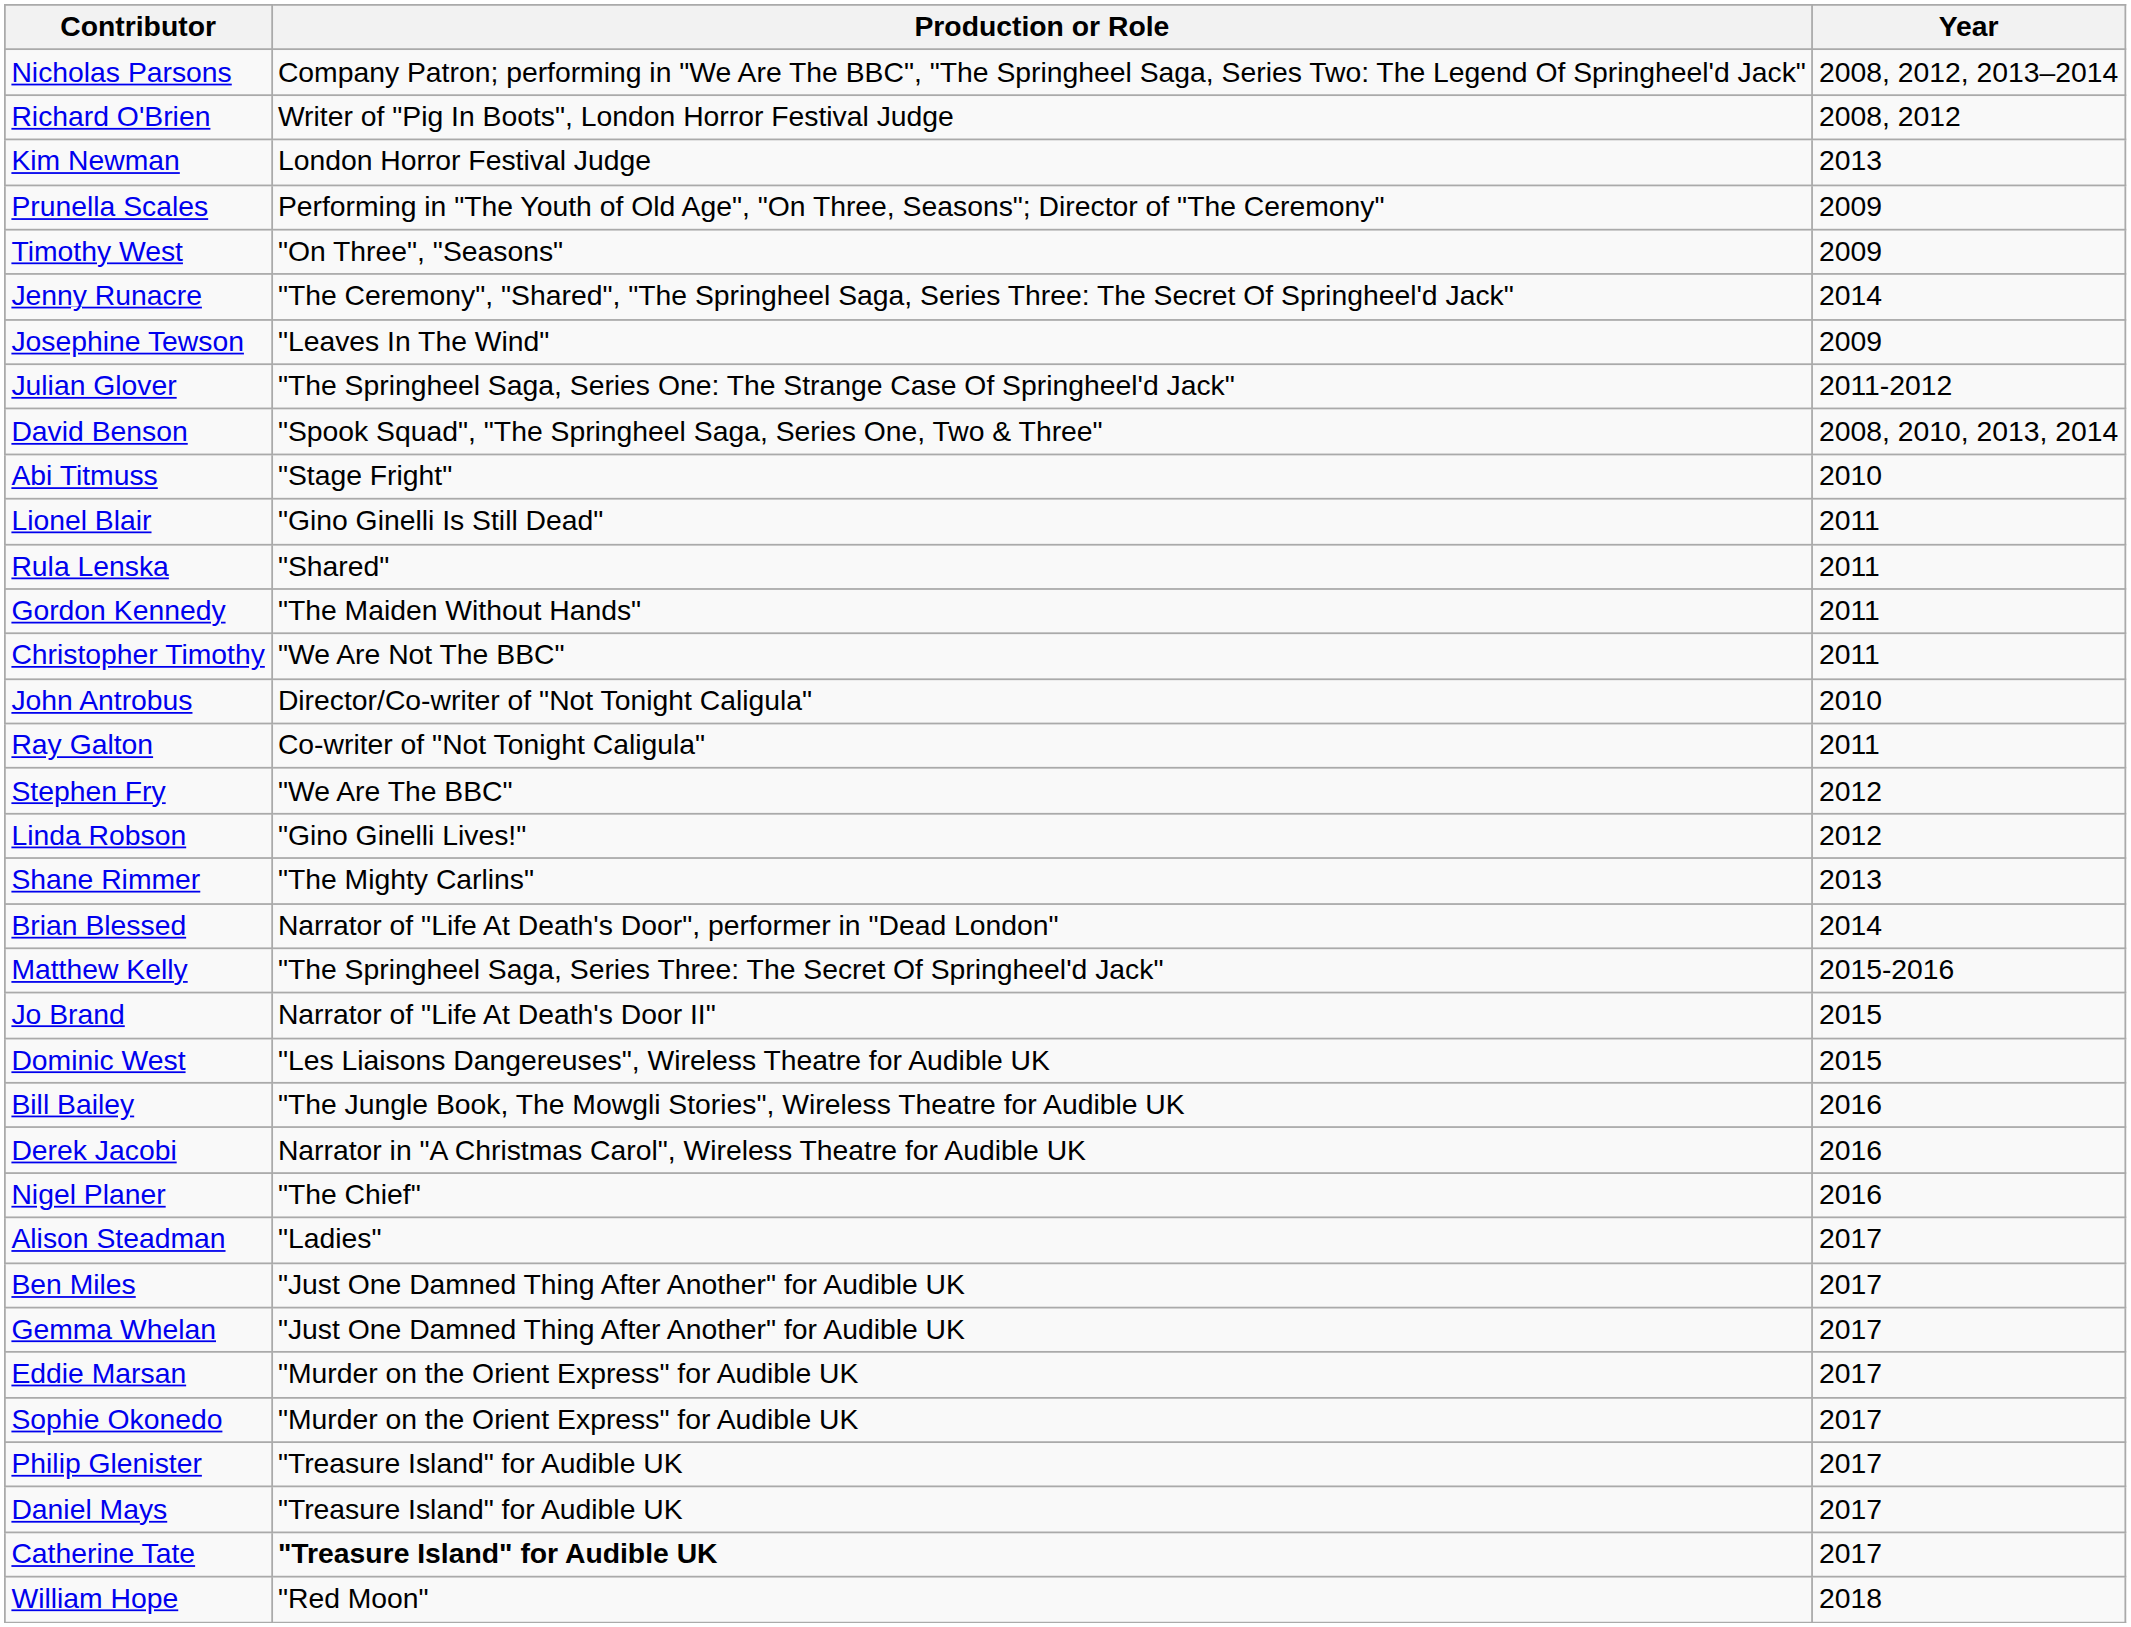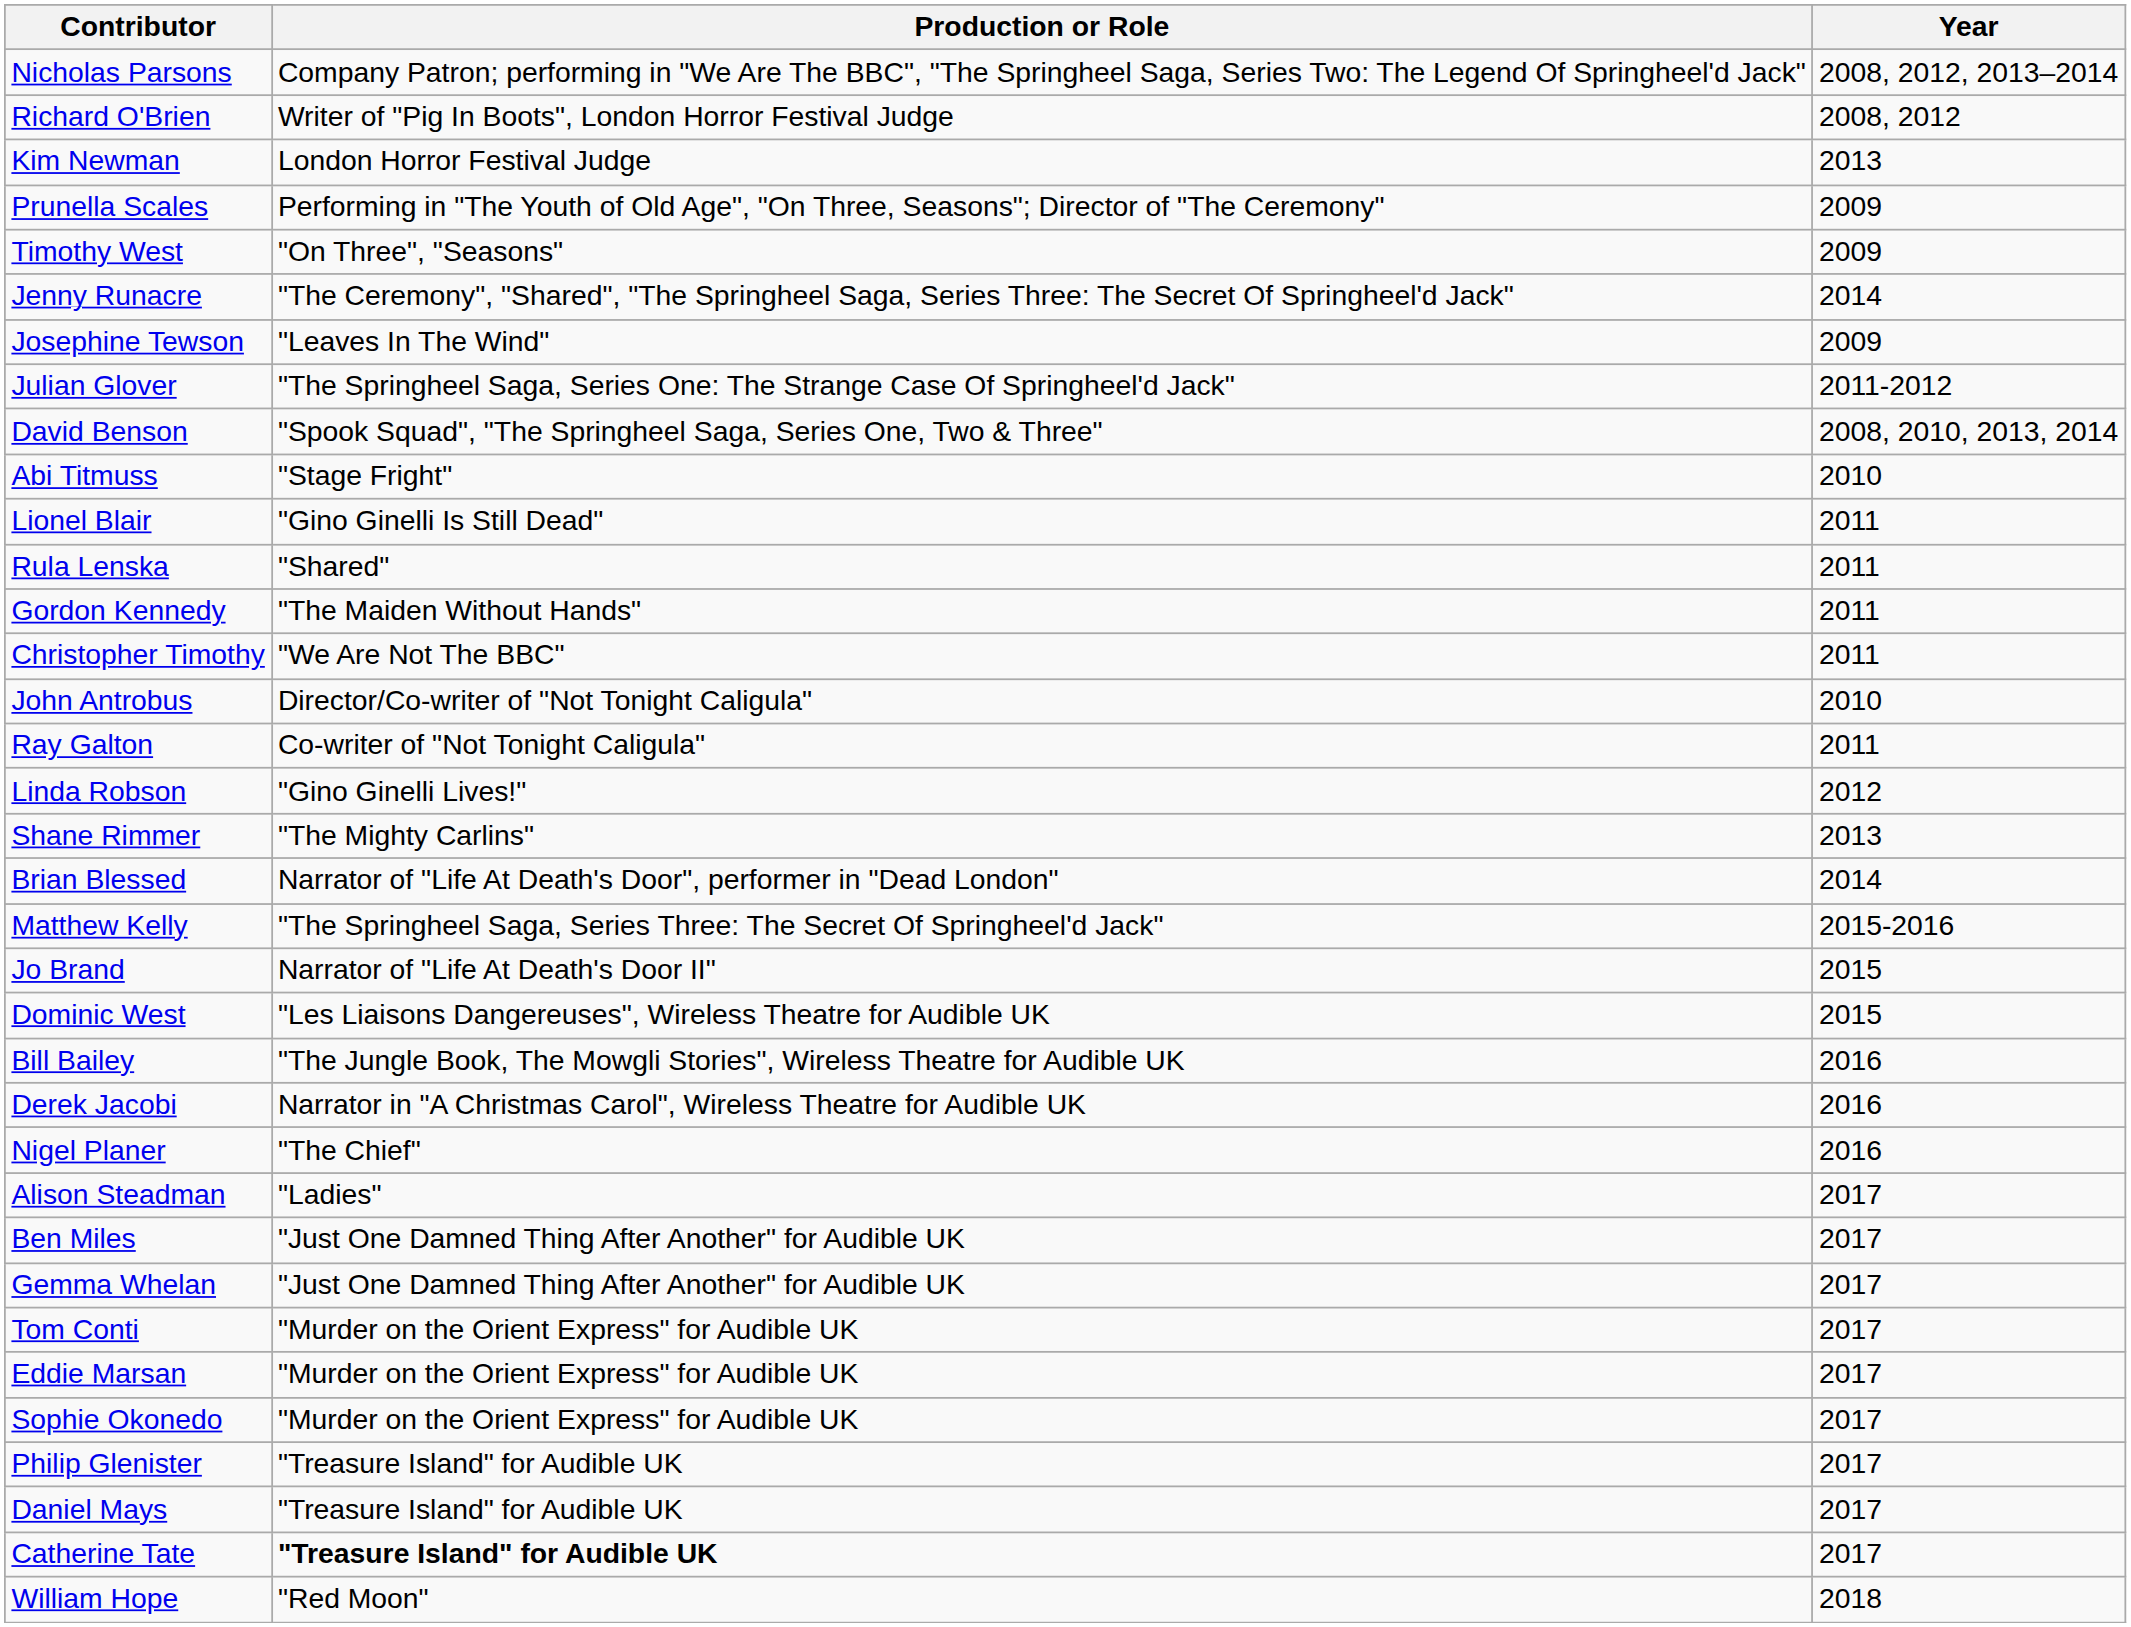- row: (89, 790)
+ row: (75, 1329)
